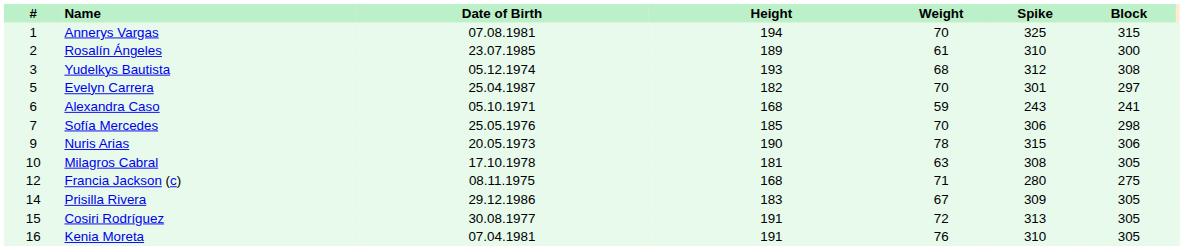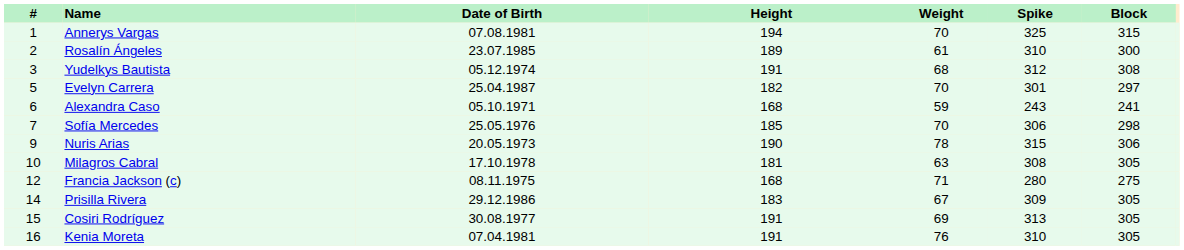(771, 69) 193 -> (771, 69) 191
(941, 218) 72 -> (941, 218) 69
